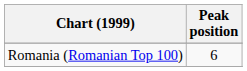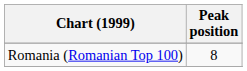(214, 54) 6 -> (214, 54) 8
